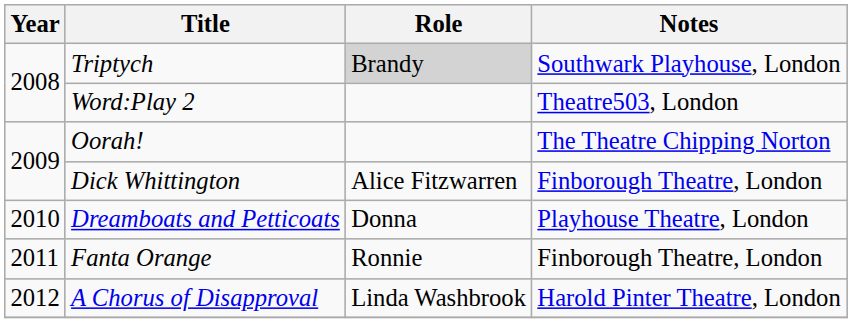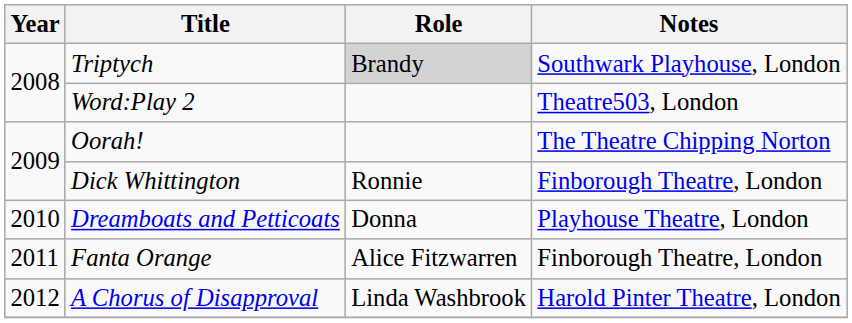(434, 180) Alice Fitzwarren -> (387, 180) Ronnie
(387, 258) Ronnie -> (434, 258) Alice Fitzwarren
